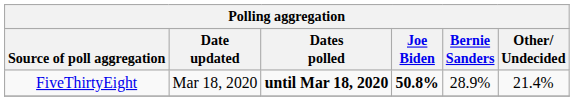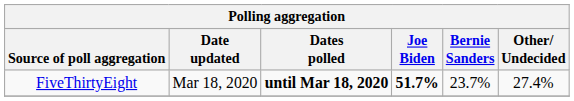(417, 83) 50.8% -> (417, 83) 51.7%
(470, 83) 28.9% -> (470, 83) 23.7%
(533, 83) 21.4% -> (533, 83) 27.4%
